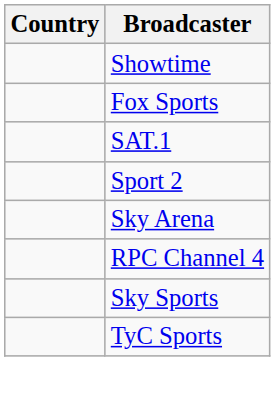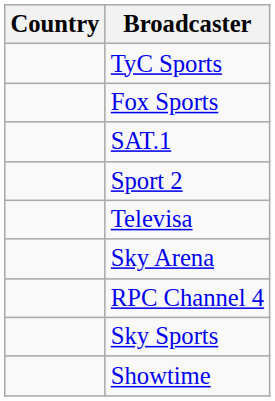rows swapped: (166, 336) <-> (161, 63)
+ row: (152, 219)
